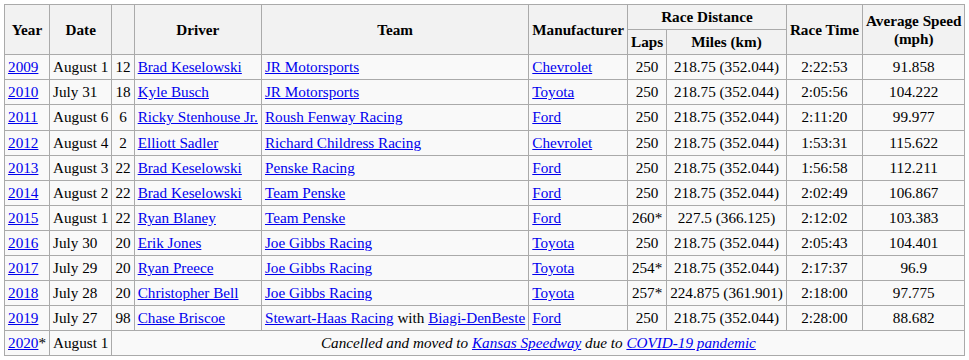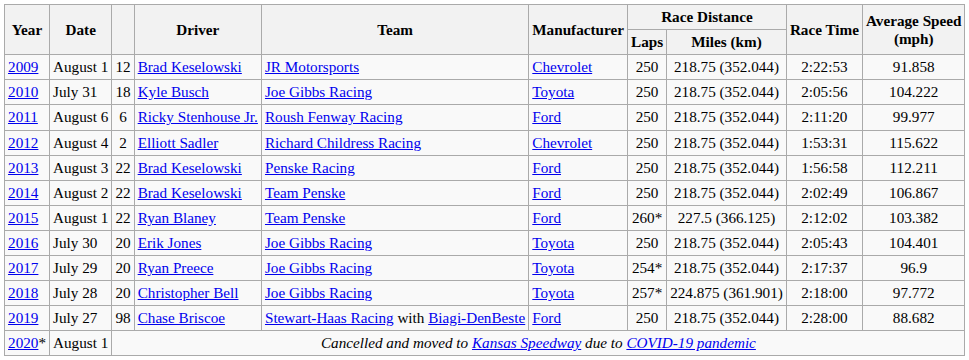(312, 92) JR Motorsports -> (319, 92) Joe Gibbs Racing
(914, 217) 103.383 -> (914, 217) 103.382
(914, 292) 97.775 -> (914, 292) 97.772
